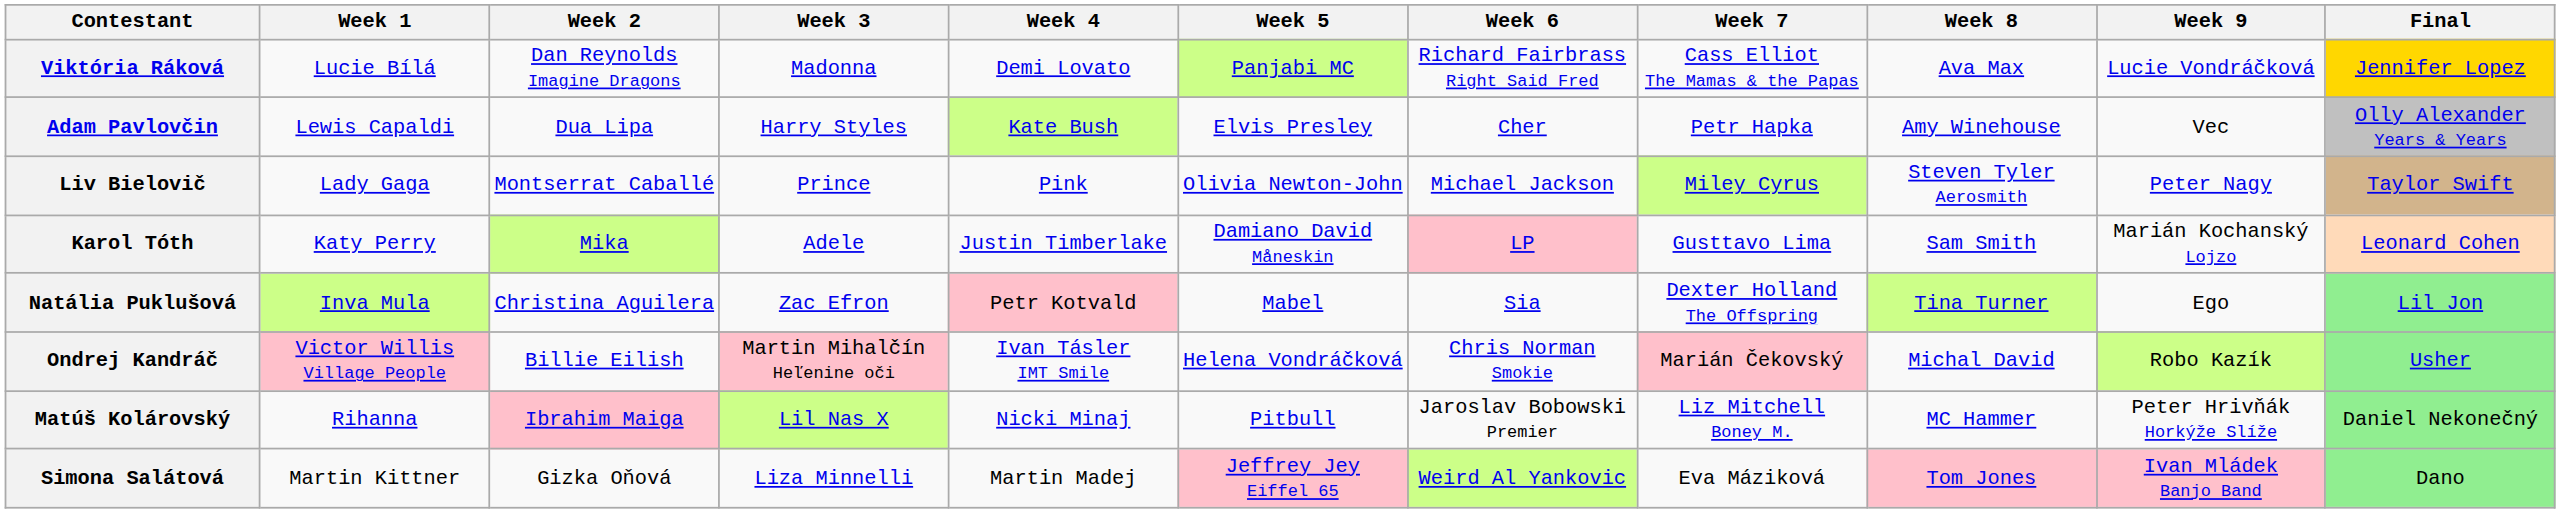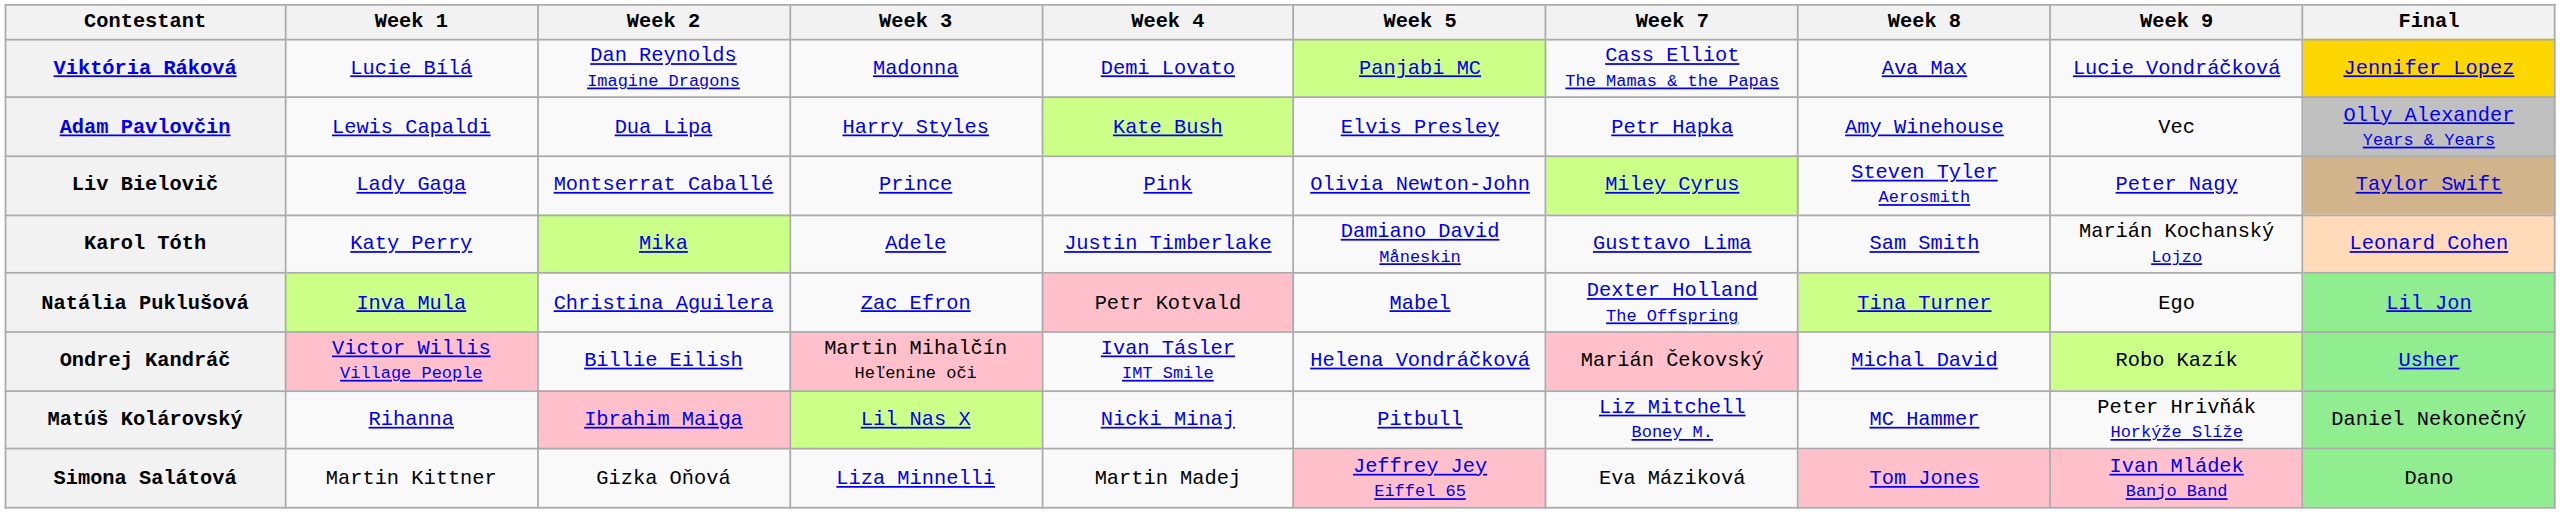- column: (1522, 22)
